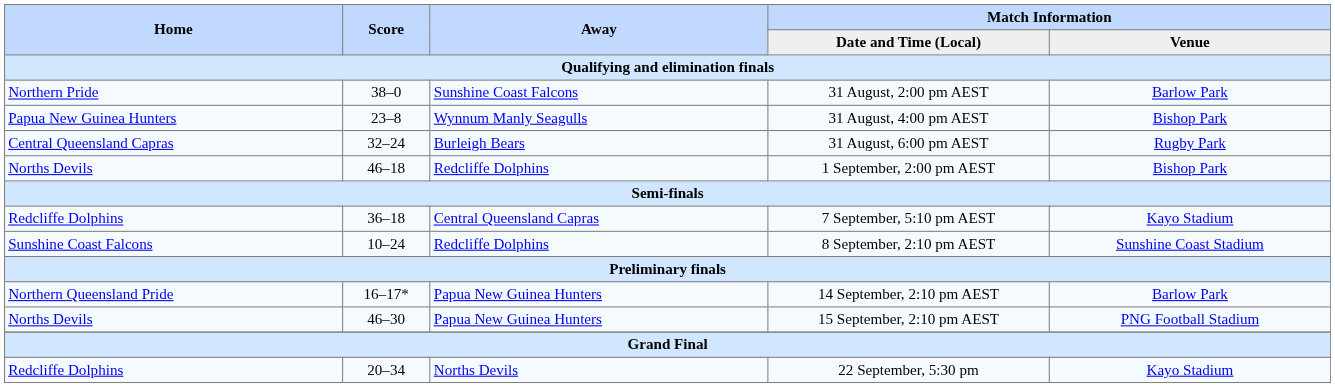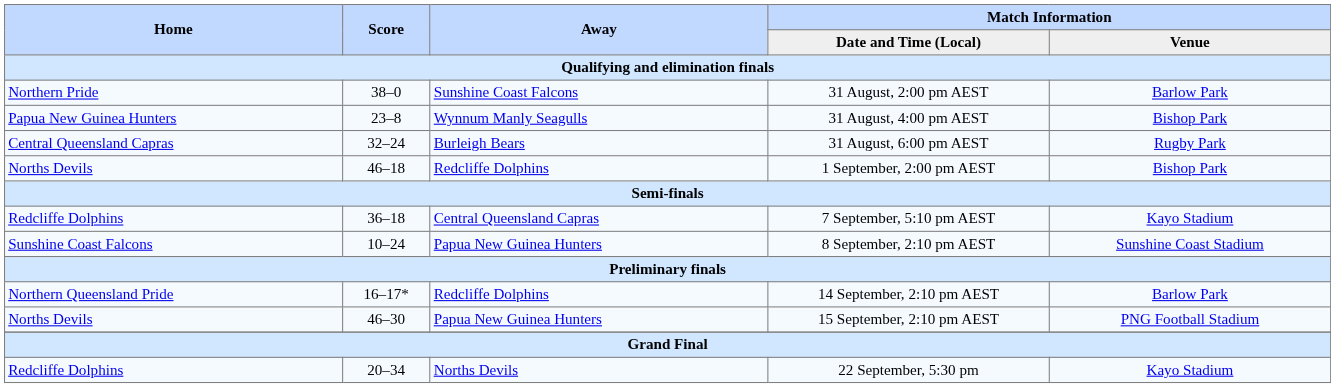(491, 243) Redcliffe Dolphins -> (518, 243) Papua New Guinea Hunters
(518, 294) Papua New Guinea Hunters -> (491, 294) Redcliffe Dolphins
